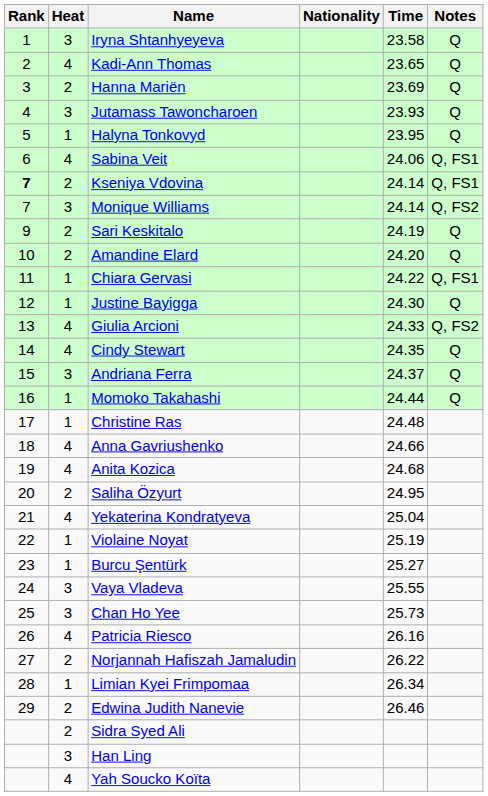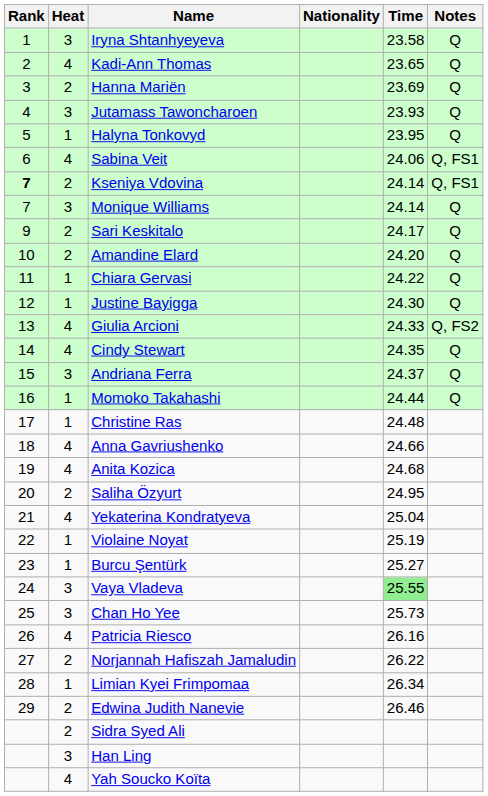(455, 207) Q, FS2 -> (455, 207) Q
(406, 231) 24.19 -> (406, 231) 24.17
(455, 278) Q, FS1 -> (455, 278) Q
(406, 588) no background -> (406, 588) lightgreen background
